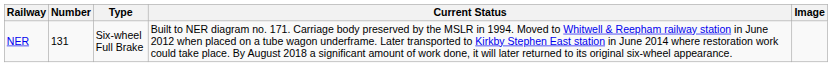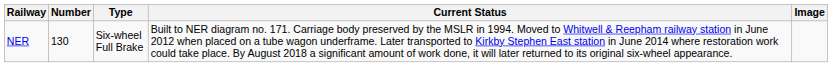(60, 41) 131 -> (60, 41) 130
